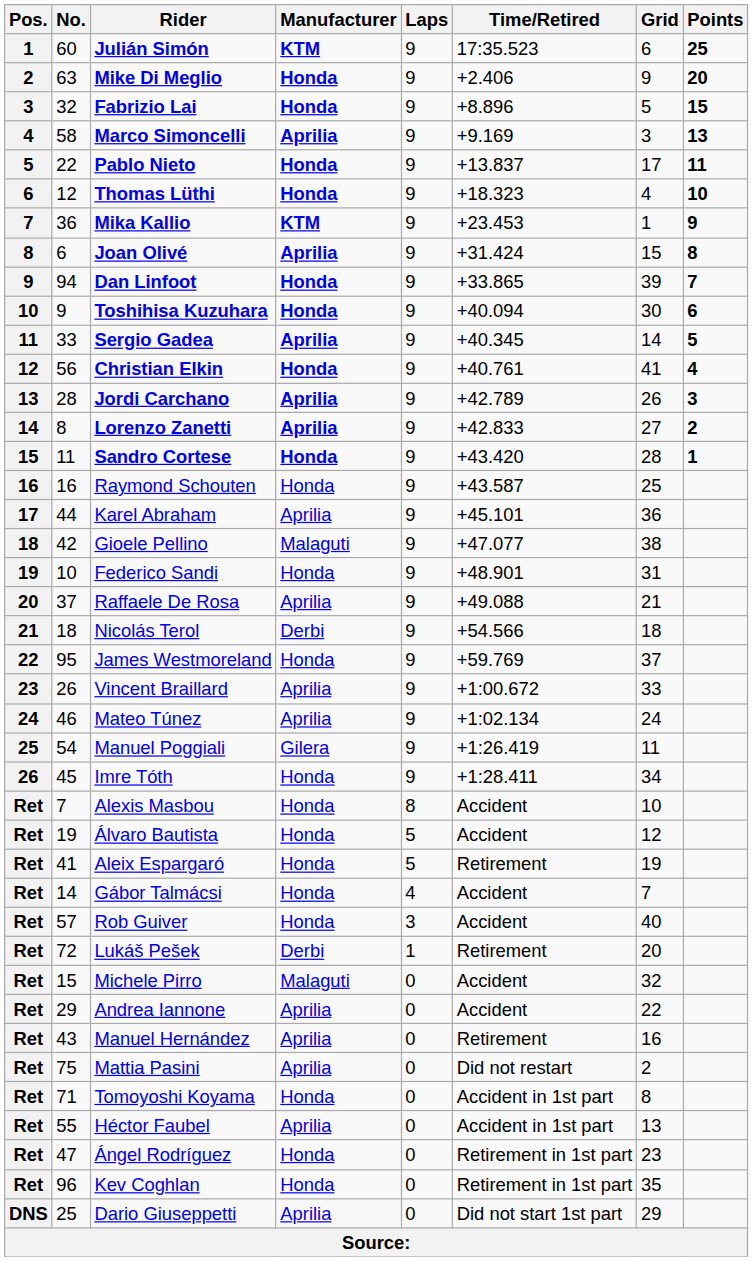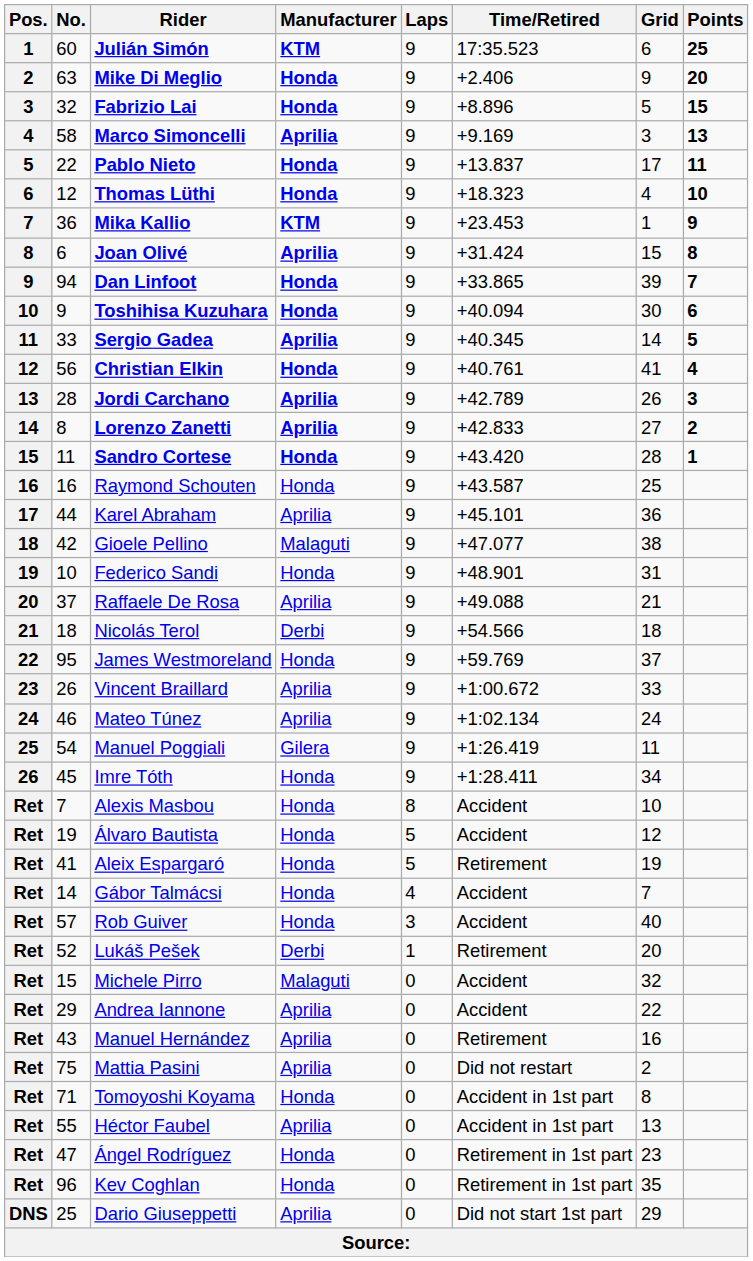(66, 951) 72 -> (66, 951) 52
